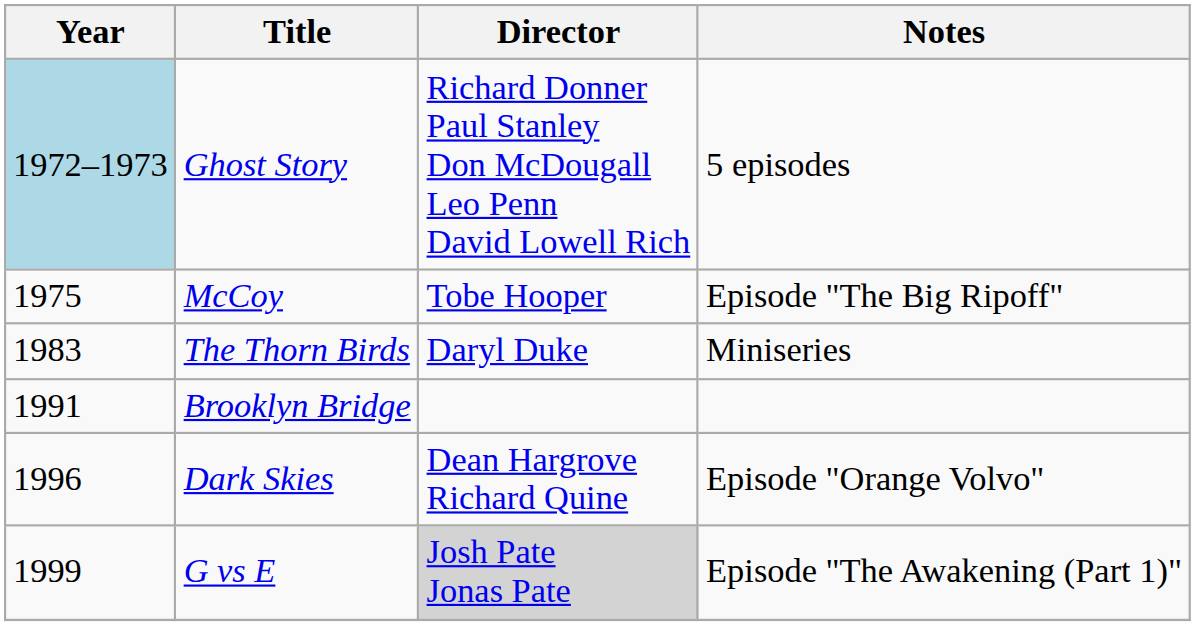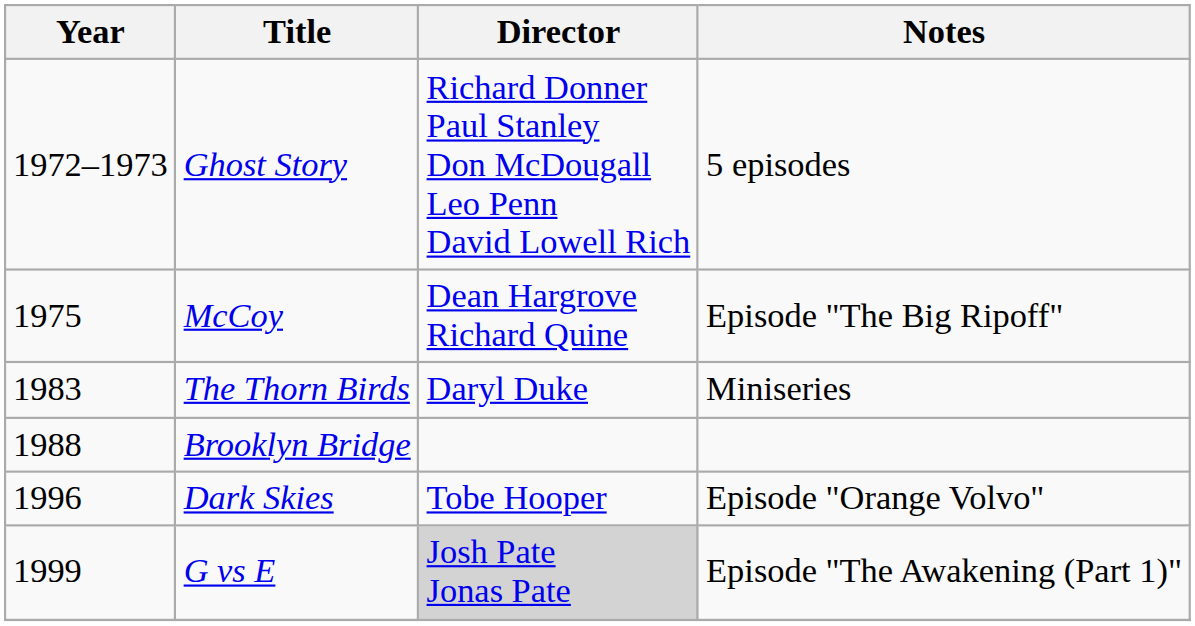(90, 163) lightblue background -> (90, 163) no background
(517, 295) Tobe Hooper -> (532, 315) Dean Hargrove Richard Quine
(47, 404) 1991 -> (47, 443) 1988
(532, 478) Dean Hargrove Richard Quine -> (517, 498) Tobe Hooper
